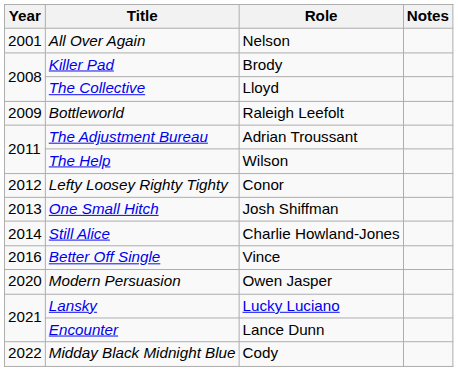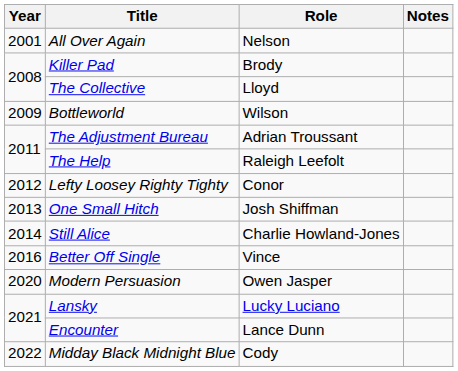(293, 112) Raleigh Leefolt -> (265, 112) Wilson
(265, 161) Wilson -> (293, 161) Raleigh Leefolt
